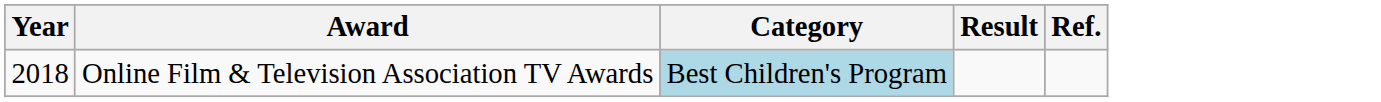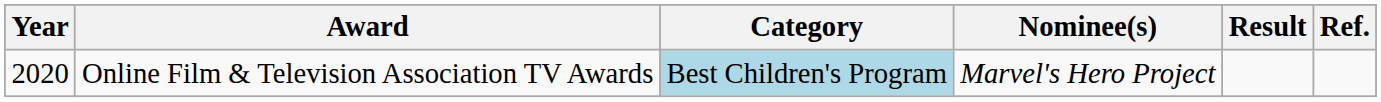+ column: (1088, 27)
(40, 72) 2018 -> (40, 72) 2020
